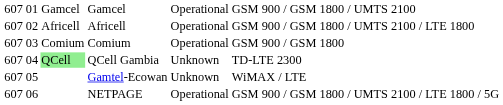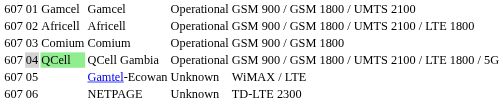(32, 60) no background -> (32, 60) lightgrey background
(195, 60) Unknown -> (200, 60) Operational
(267, 60) TD-LTE 2300 -> (365, 60) GSM 900 / GSM 1800 / UMTS 2100 / LTE 1800 / 5G
(200, 94) Operational -> (195, 94) Unknown
(365, 94) GSM 900 / GSM 1800 / UMTS 2100 / LTE 1800 / 5G -> (267, 94) TD-LTE 2300
